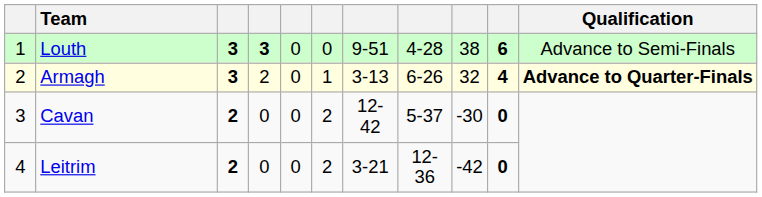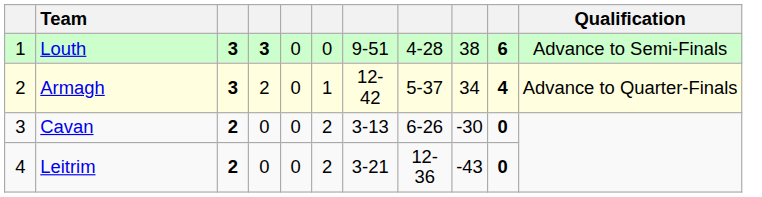(370, 77) 3-13 -> (370, 87) 12-42
(425, 77) 6-26 -> (425, 87) 5-37
(469, 77) 32 -> (469, 87) 34
(638, 77) bold -> (630, 87) normal
(370, 116) 12-42 -> (370, 127) 3-13
(425, 116) 5-37 -> (425, 127) 6-26
(469, 166) -42 -> (469, 166) -43
